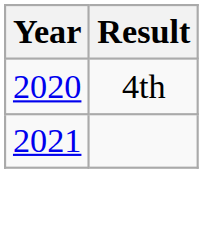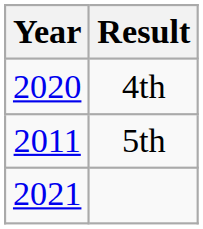+ row: (144, 140)
